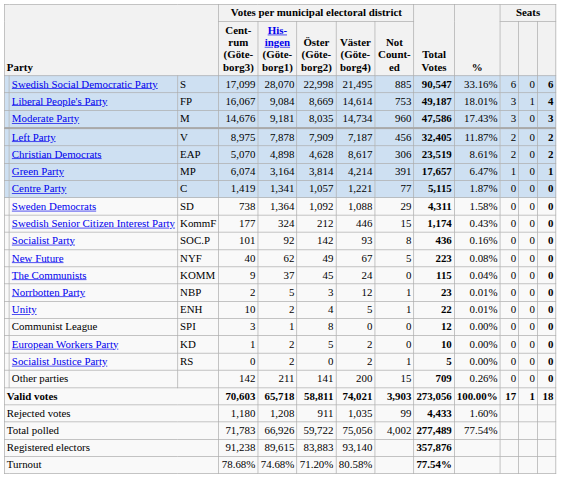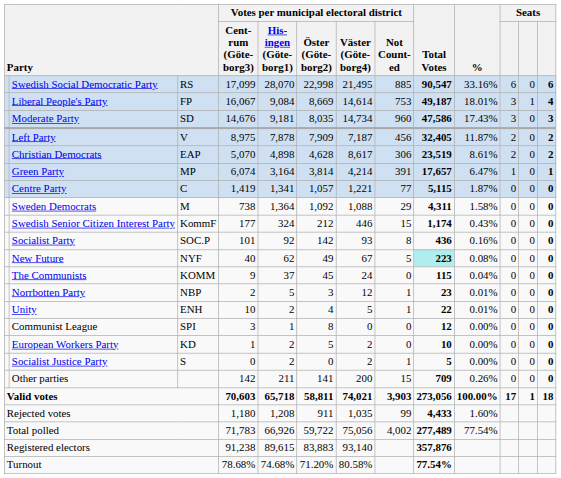(183, 84) S -> (187, 84) RS
(185, 118) M -> (187, 118) SD
(187, 206) SD -> (185, 206) M
(444, 258) no background -> (444, 258) paleturquoise background
(187, 361) RS -> (183, 361) S
